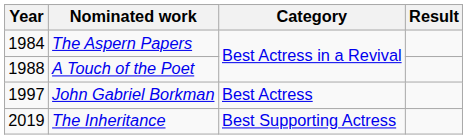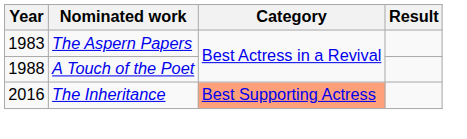(26, 43) 1984 -> (26, 43) 1983
- row: (133, 95)
(26, 120) 2019 -> (26, 95) 2016
(309, 120) no background -> (289, 95) lightsalmon background
